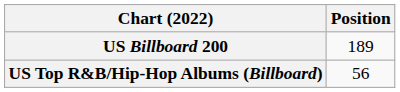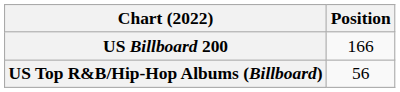(361, 45) 189 -> (361, 45) 166
